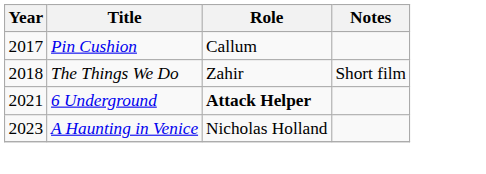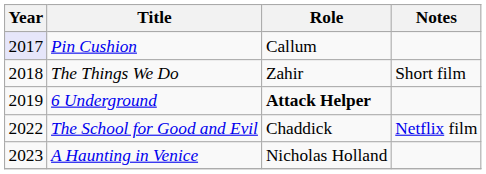(26, 45) no background -> (26, 45) lavender background
(26, 100) 2021 -> (26, 100) 2019
+ row: (154, 127)
